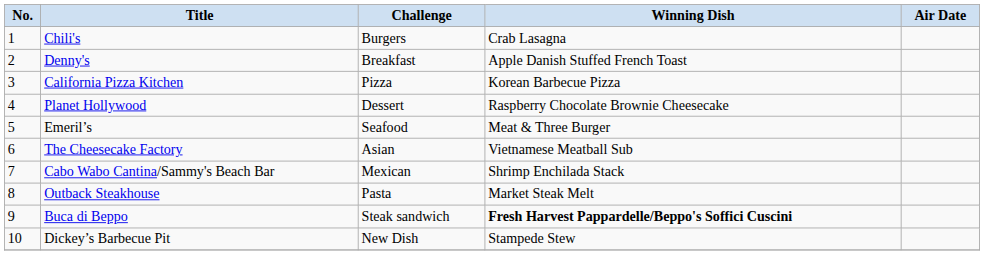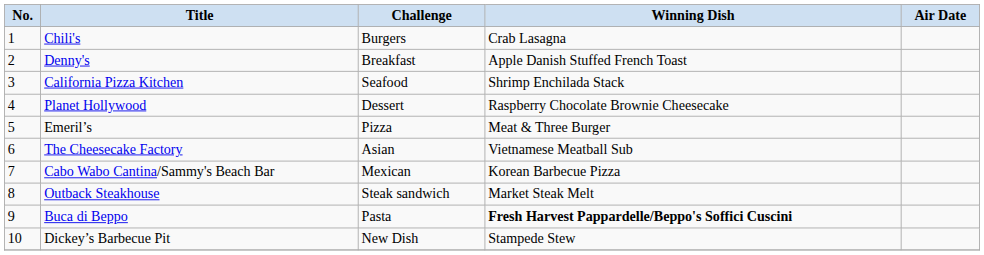(377, 82) Pizza -> (385, 82) Seafood
(554, 82) Korean Barbecue Pizza -> (556, 82) Shrimp Enchilada Stack
(385, 127) Seafood -> (377, 127) Pizza
(556, 171) Shrimp Enchilada Stack -> (554, 171) Korean Barbecue Pizza
(376, 194) Pasta -> (406, 194) Steak sandwich
(406, 216) Steak sandwich -> (376, 216) Pasta
